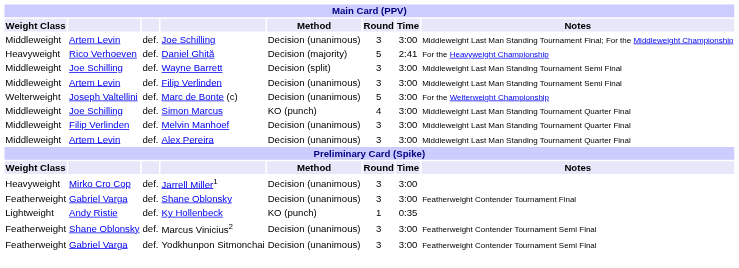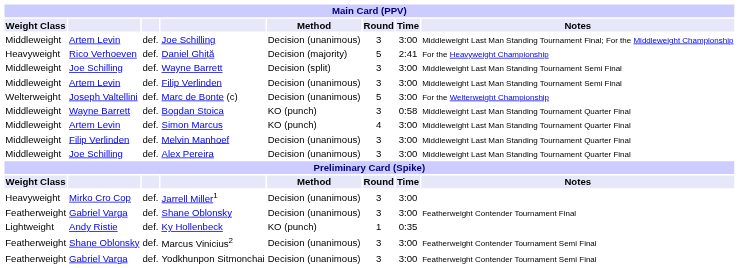+ row: (193, 111)
(96, 111) Joe Schilling -> (95, 125) Artem Levin
(95, 139) Artem Levin -> (96, 153) Joe Schilling
